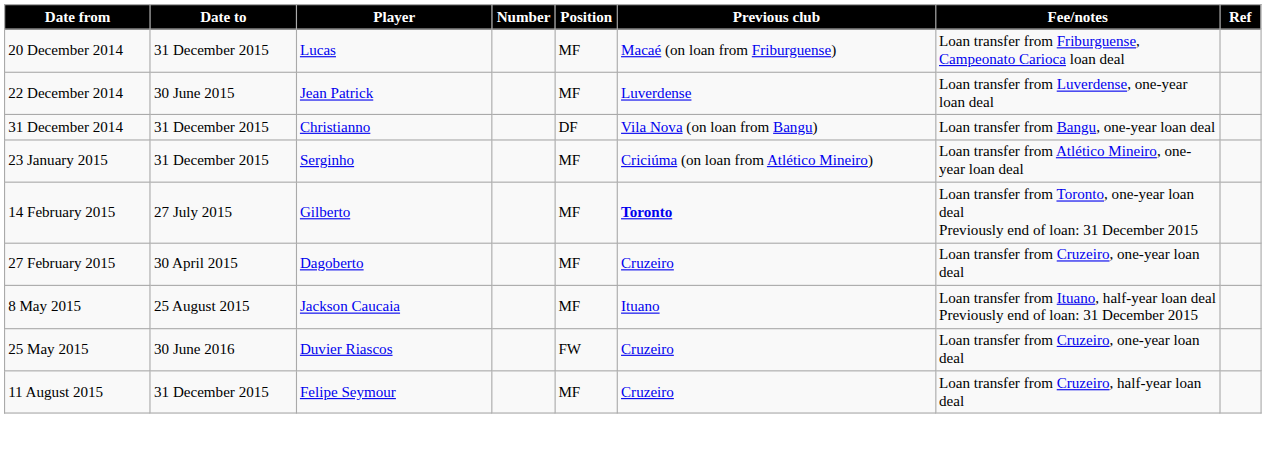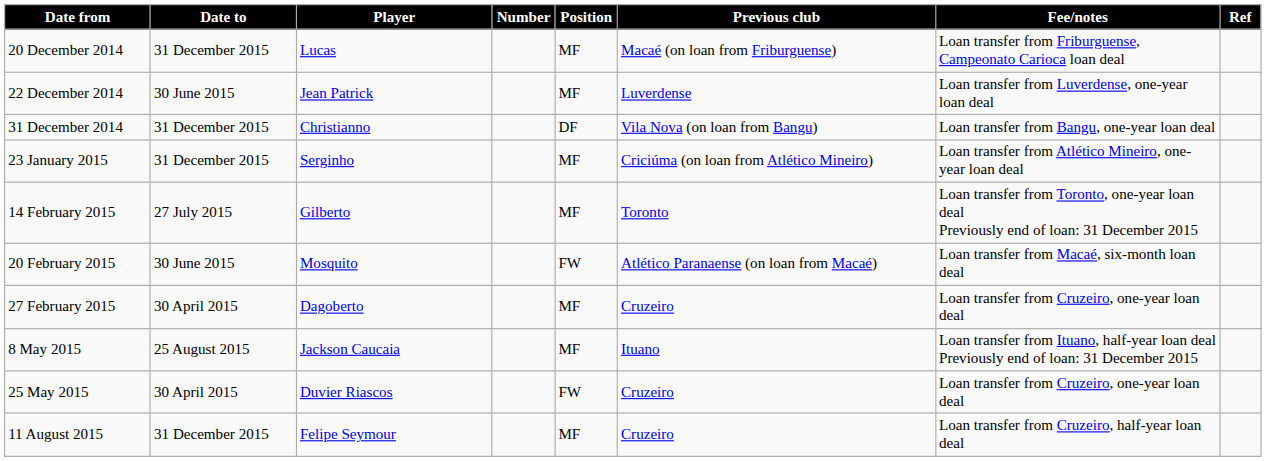(647, 212) bold -> (645, 212) normal
+ row: (62, 263)
(194, 348) 30 June 2016 -> (196, 391) 30 April 2015
